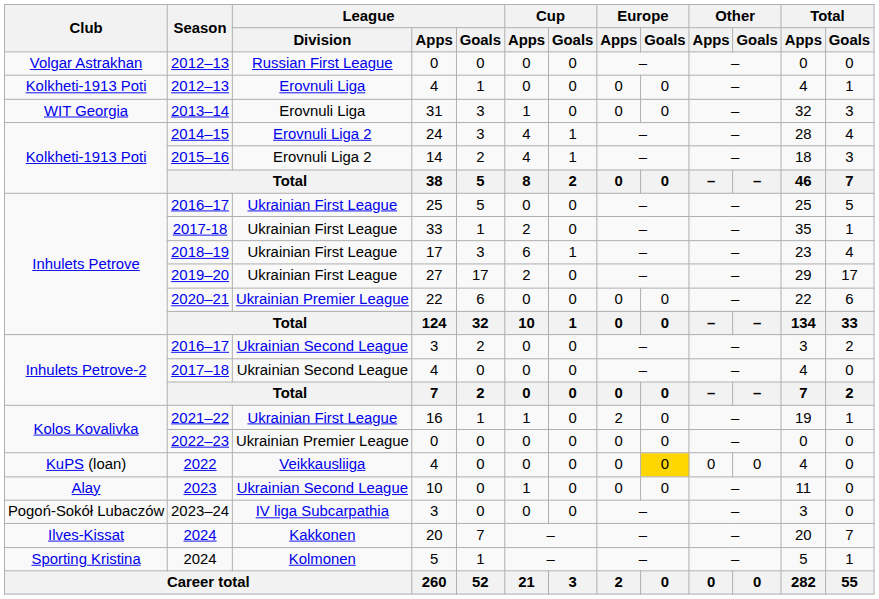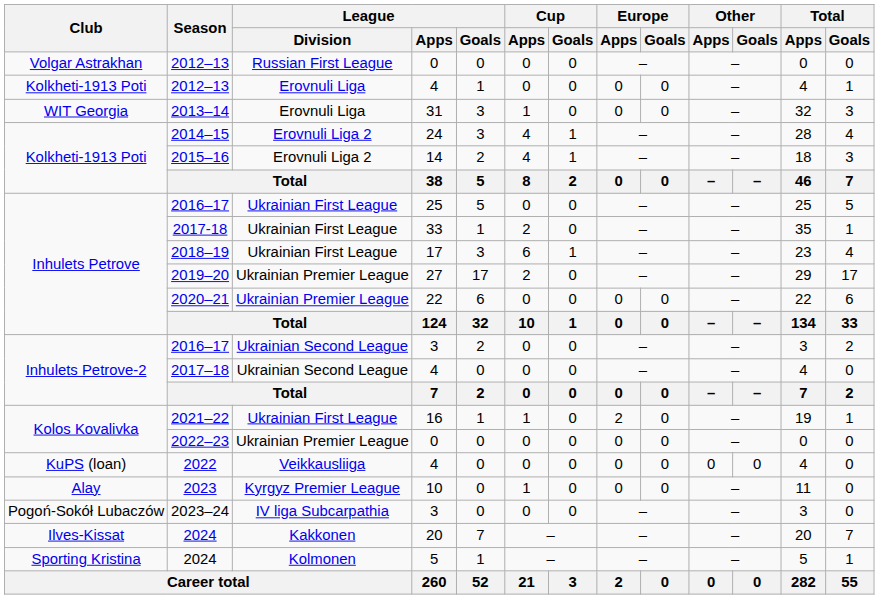(322, 275) Ukrainian First League -> (322, 275) Ukrainian Premier League
(665, 464) gold background -> (665, 464) no background
(322, 488) Ukrainian Second League -> (322, 488) Kyrgyz Premier League
